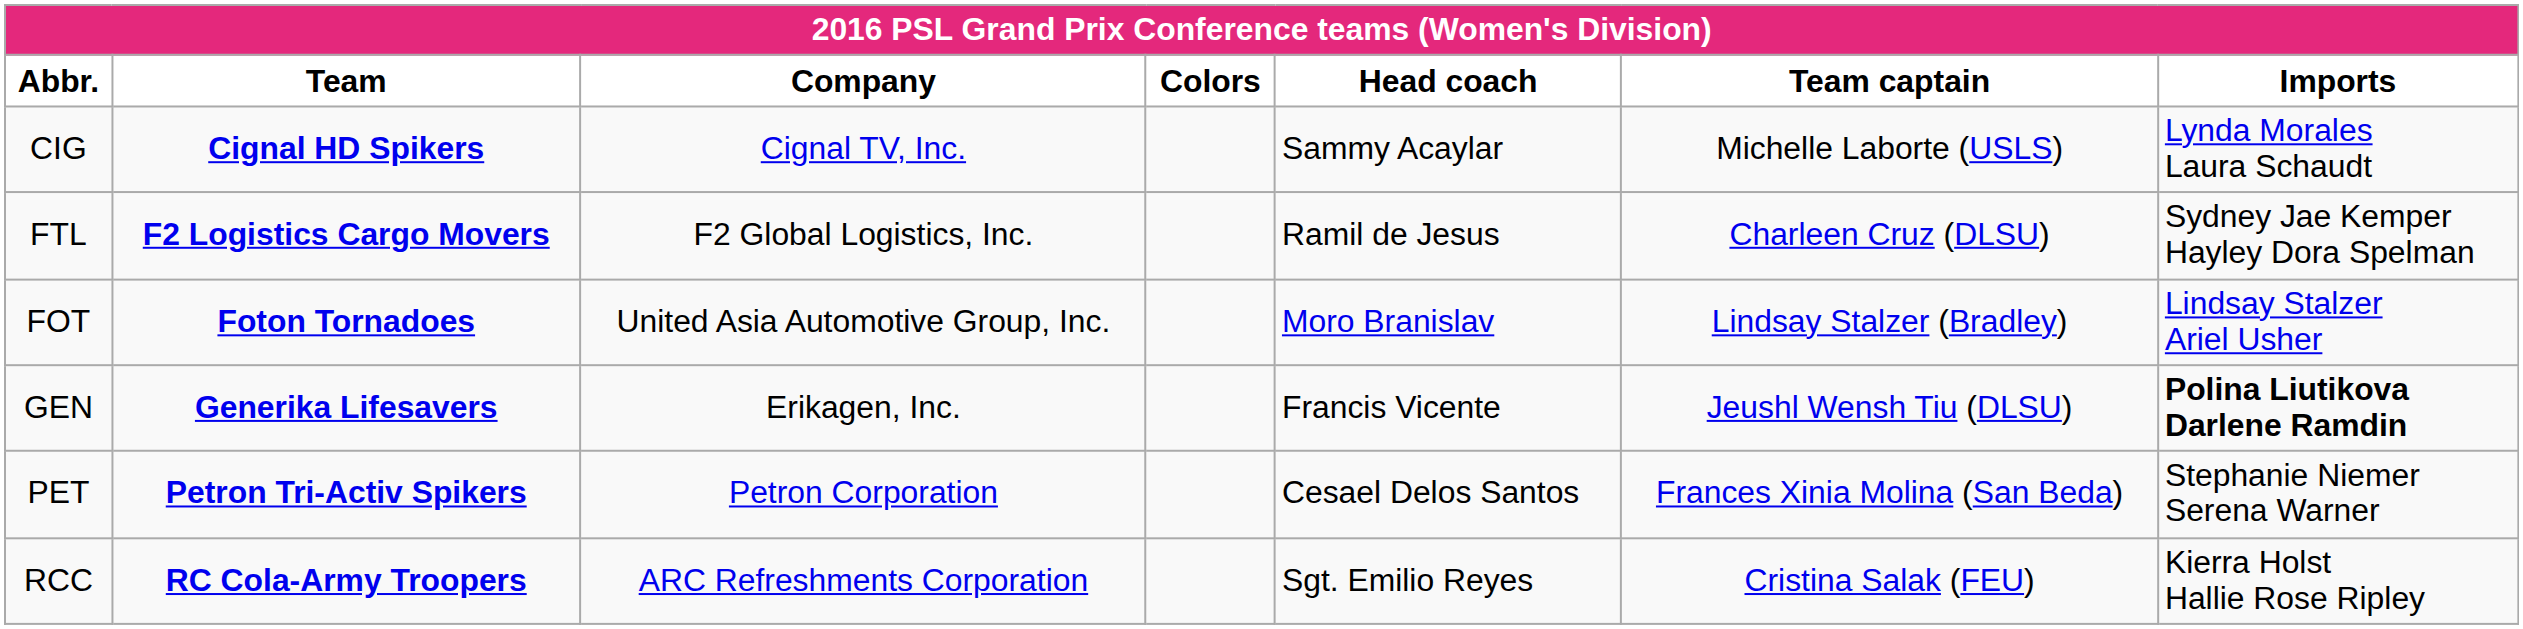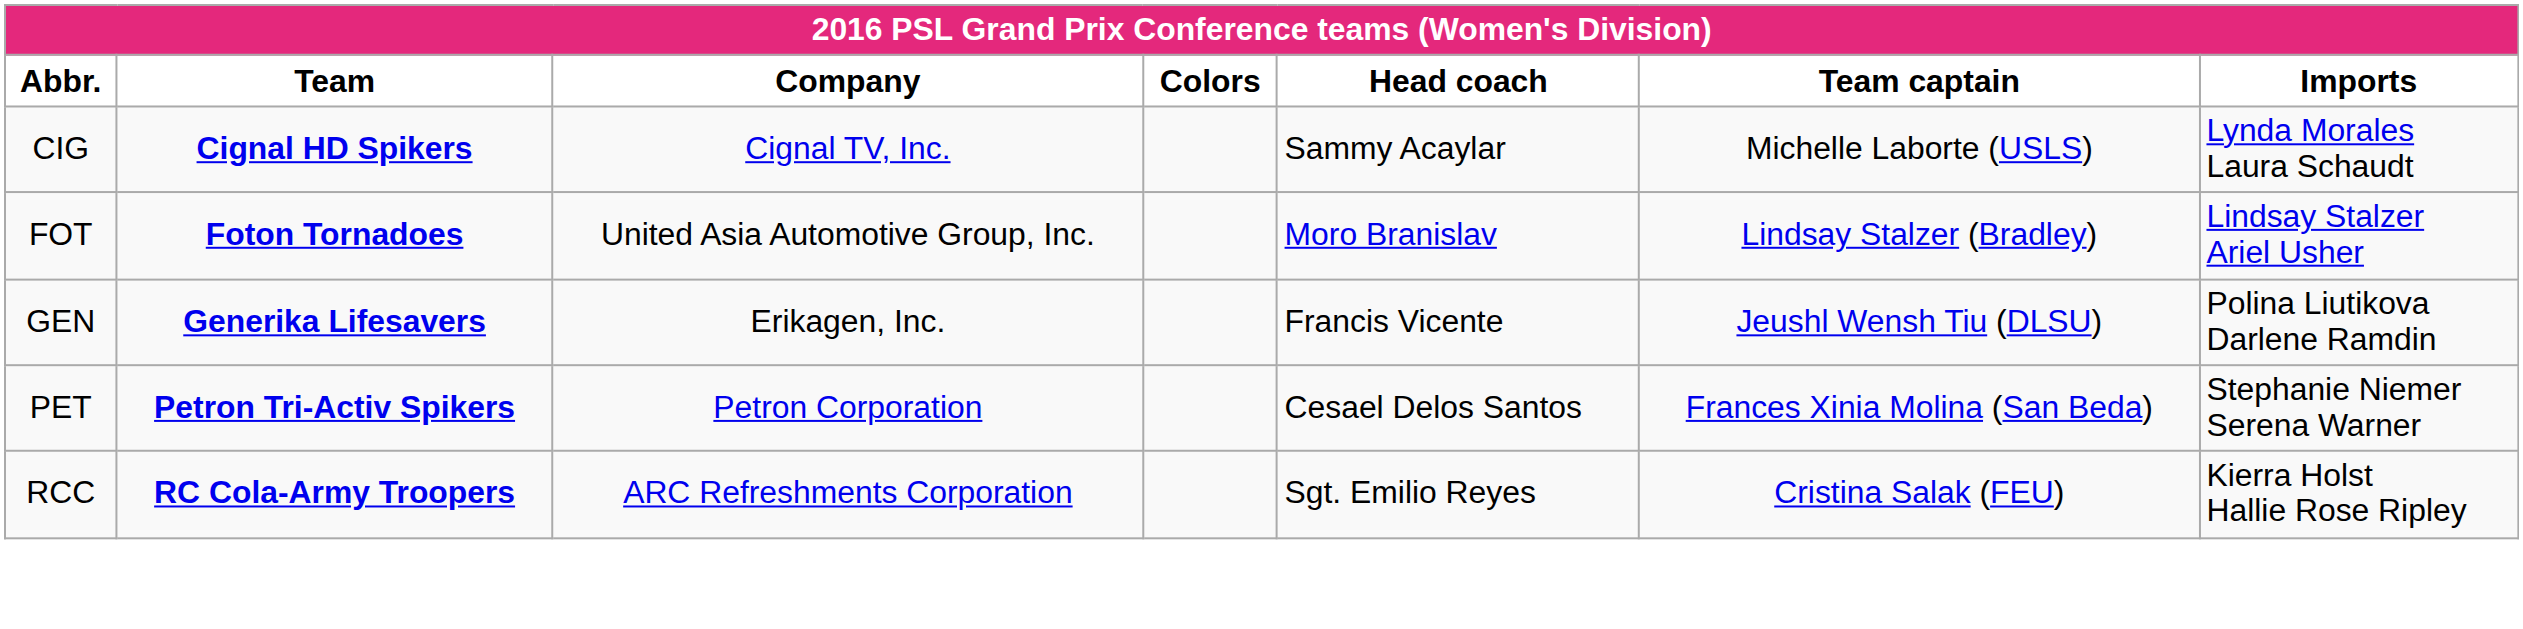- row: (58, 234)
(2287, 407) bold -> (2321, 321) normal
